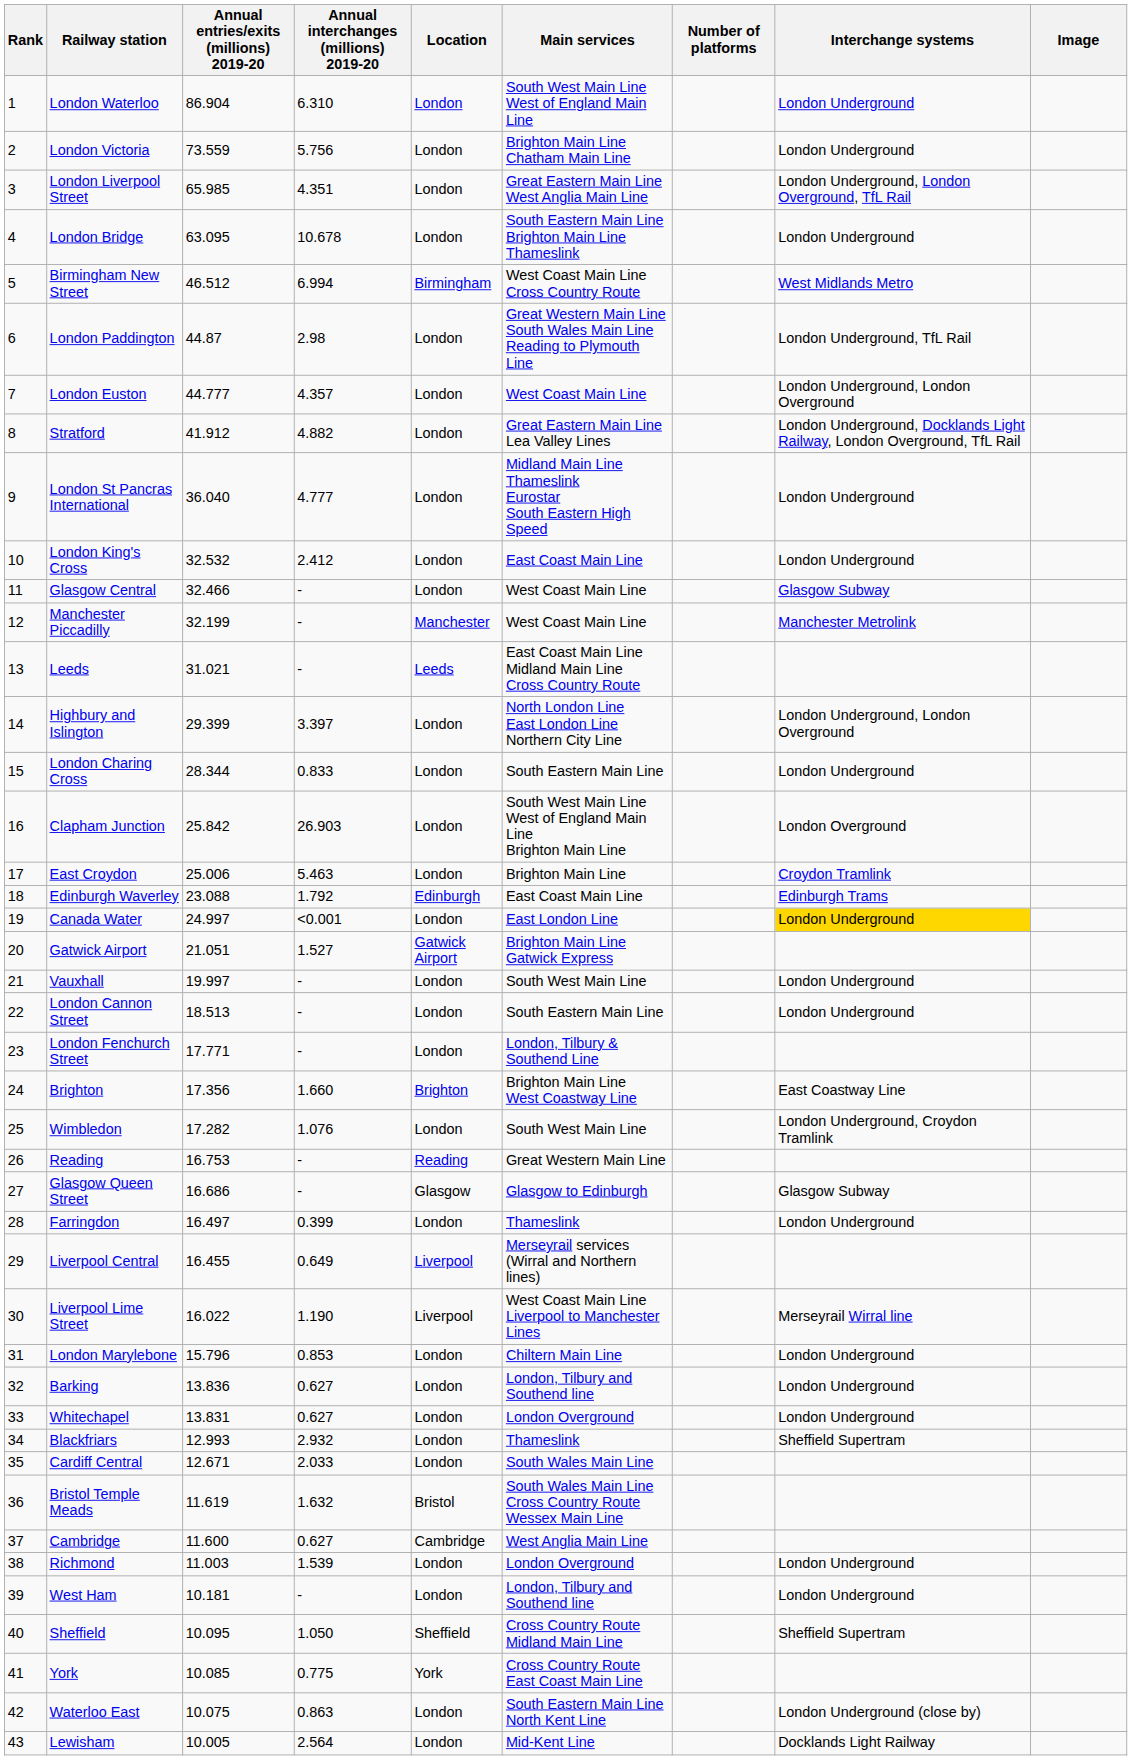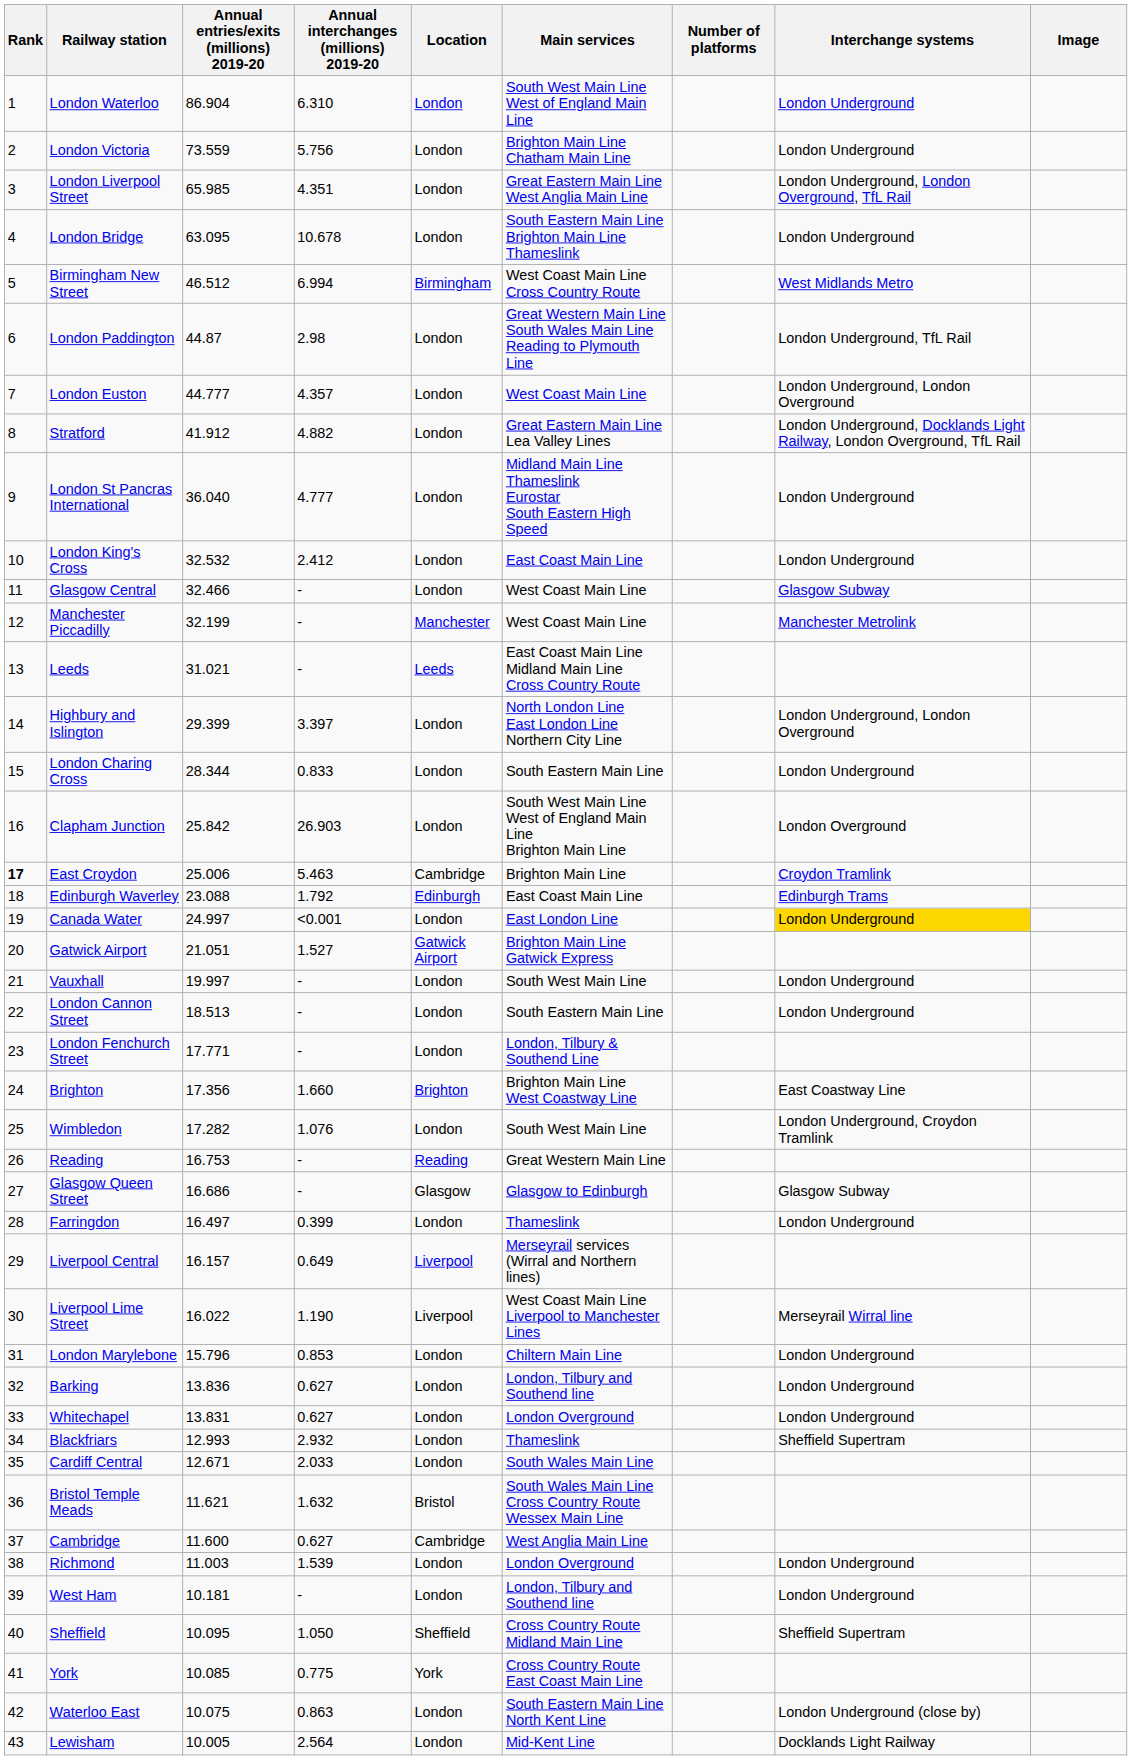(16, 873) normal -> (16, 873) bold
(439, 873) London -> (450, 873) Cambridge
(208, 1261) 16.455 -> (208, 1261) 16.157
(207, 1502) 11.619 -> (207, 1502) 11.621
